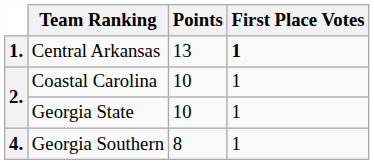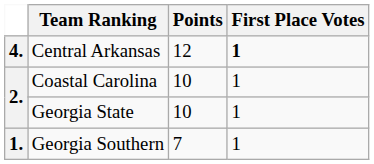(16, 51) 1. -> (16, 51) 4.
(182, 51) 13 -> (182, 51) 12
(16, 143) 4. -> (16, 143) 1.
(177, 143) 8 -> (177, 143) 7
